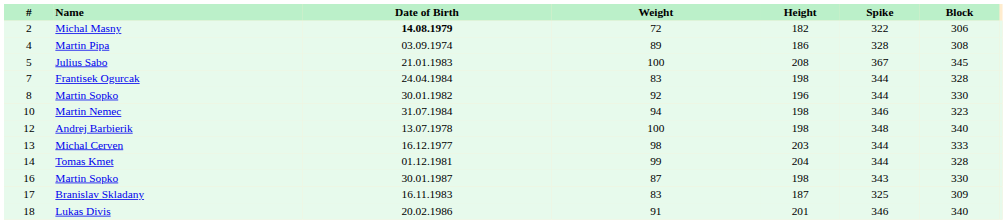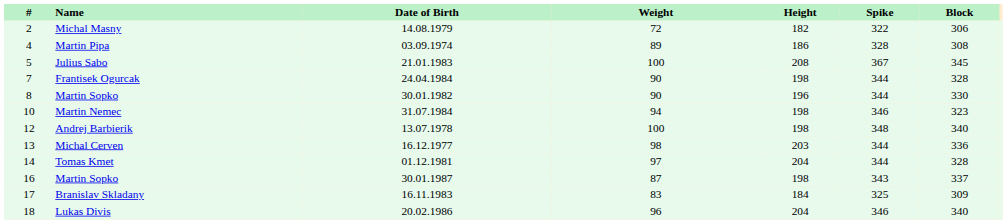(427, 28) bold -> (427, 28) normal
(656, 78) 83 -> (656, 78) 90
(656, 95) 92 -> (656, 95) 90
(960, 145) 333 -> (960, 145) 336
(656, 161) 99 -> (656, 161) 97
(960, 178) 330 -> (960, 178) 337
(800, 194) 187 -> (800, 194) 184
(656, 211) 91 -> (656, 211) 96
(800, 211) 201 -> (800, 211) 204
